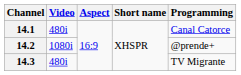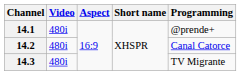(200, 29) Canal Catorce -> (193, 29) @prende+
(61, 45) 1080i -> (58, 45) 480i
(193, 45) @prende+ -> (200, 45) Canal Catorce
